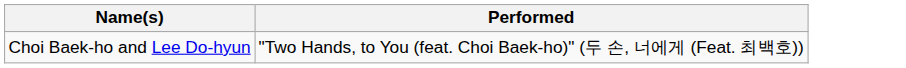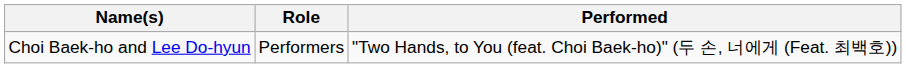+ column: (301, 18)
